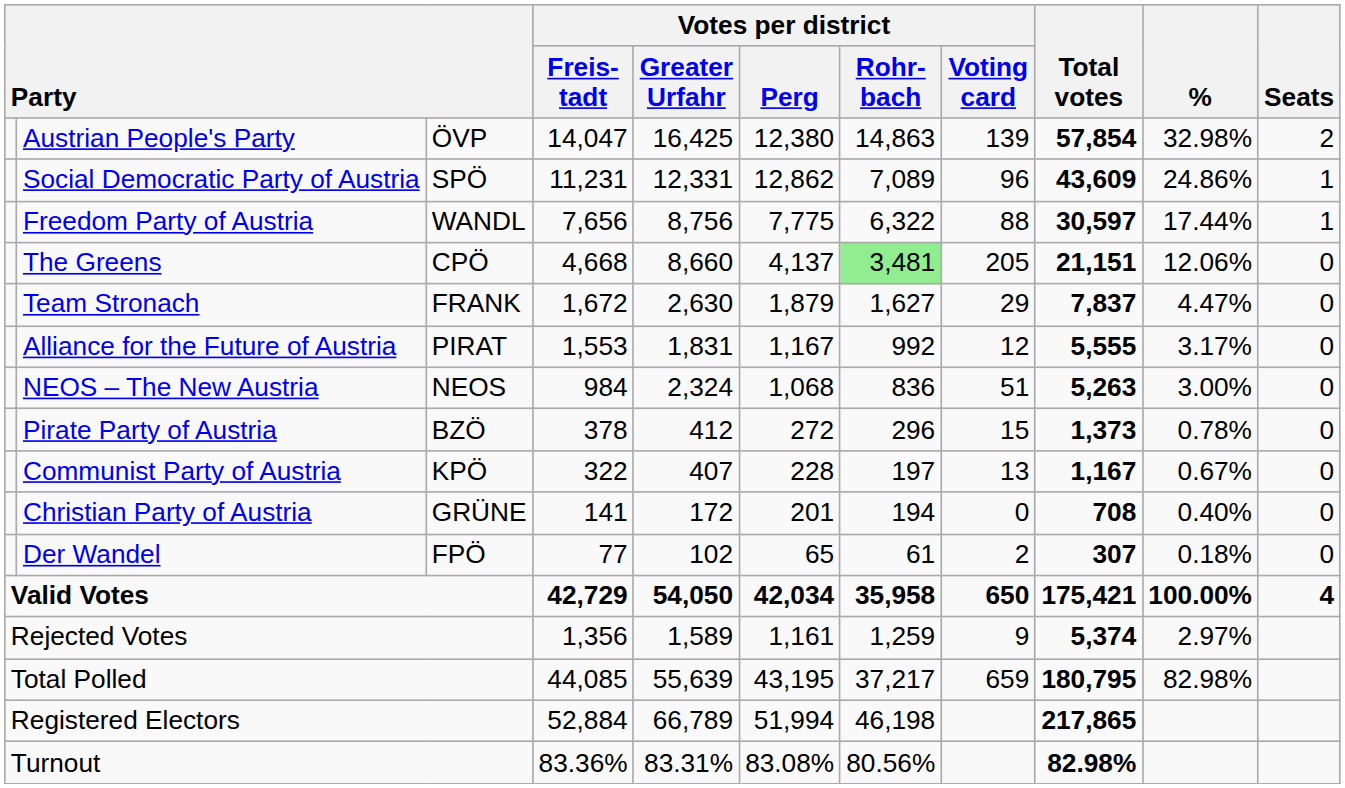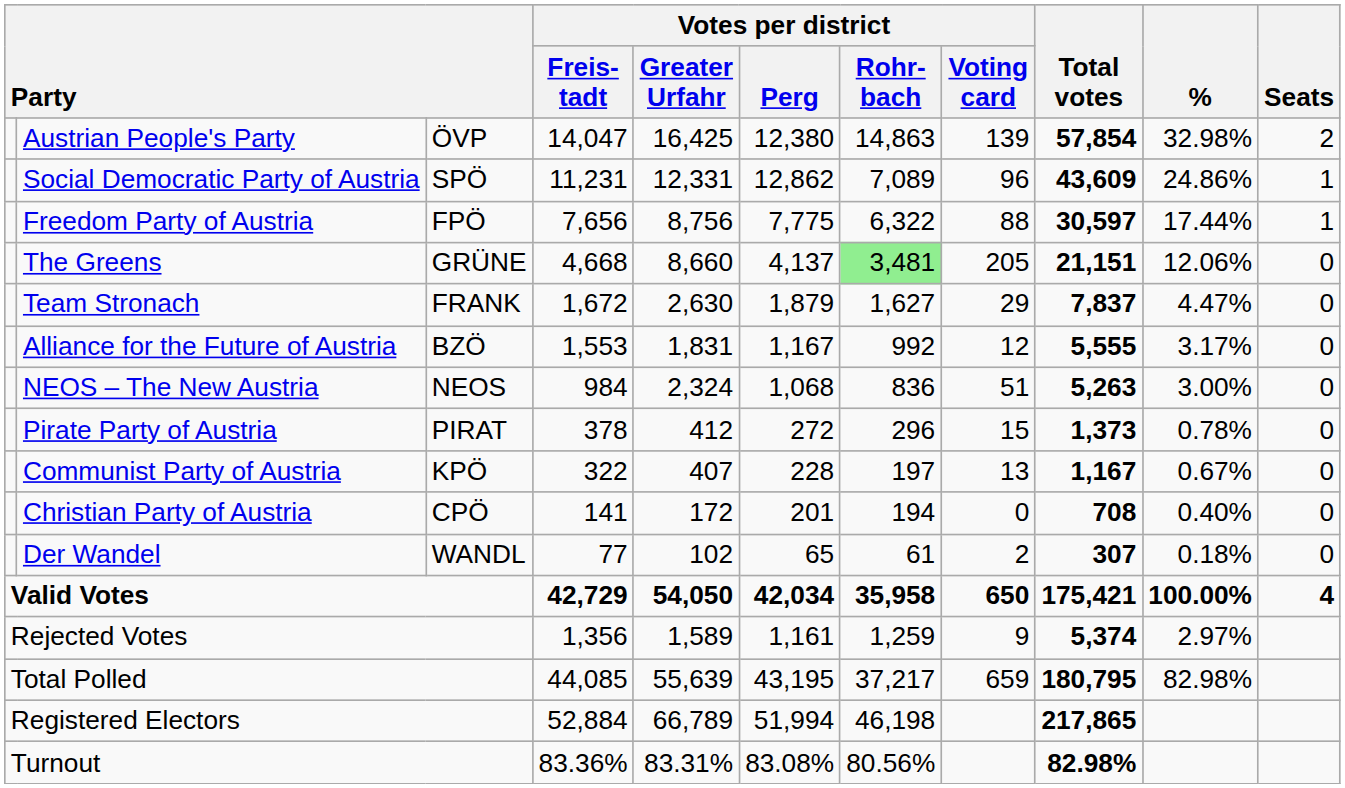(479, 221) WANDL -> (459, 221) FPÖ
(460, 262) CPÖ -> (479, 262) GRÜNE
(469, 346) PIRAT -> (459, 346) BZÖ
(459, 429) BZÖ -> (469, 429) PIRAT
(479, 512) GRÜNE -> (460, 512) CPÖ
(459, 554) FPÖ -> (479, 554) WANDL
